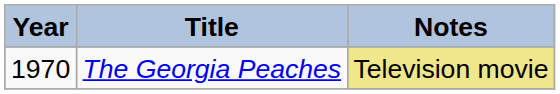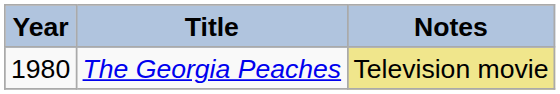(41, 68) 1970 -> (41, 68) 1980
